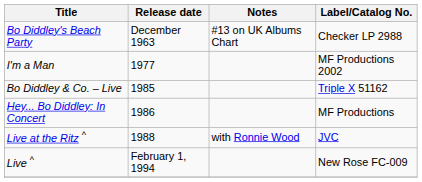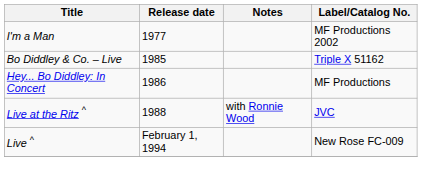- row: (54, 36)
